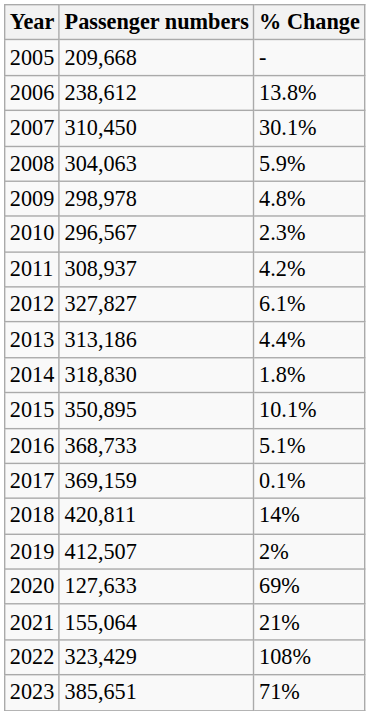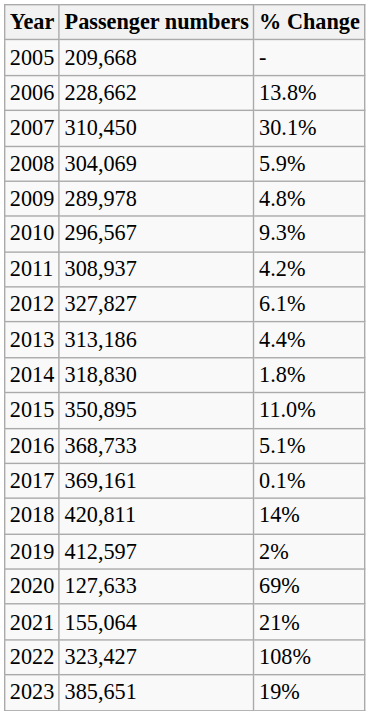(101, 92) 238,612 -> (101, 92) 228,662
(101, 163) 304,063 -> (101, 163) 304,069
(101, 198) 298,978 -> (101, 198) 289,978
(282, 233) 2.3% -> (282, 233) 9.3%
(288, 410) 10.1% -> (287, 410) 11.0%
(101, 480) 369,159 -> (101, 480) 369,161
(101, 551) 412,507 -> (101, 551) 412,597
(101, 657) 323,429 -> (101, 657) 323,427
(279, 692) 71% -> (279, 692) 19%
